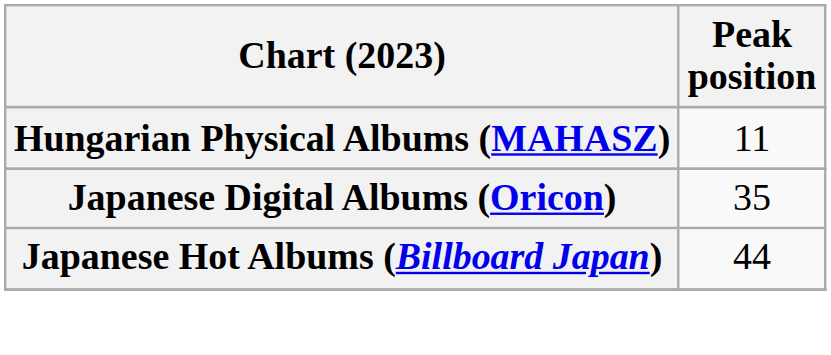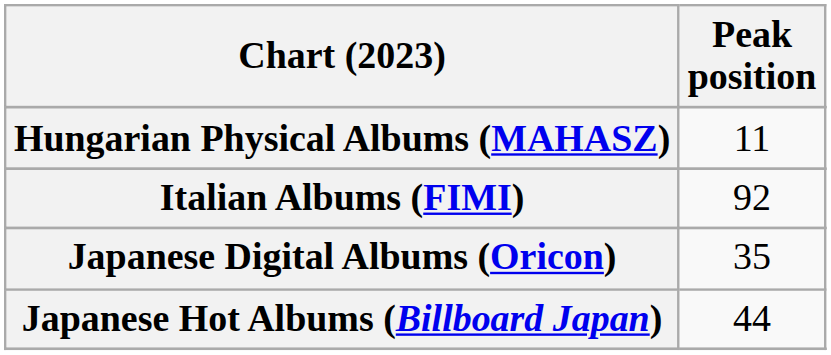+ row: (342, 197)
